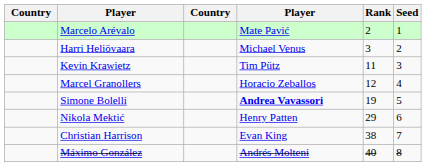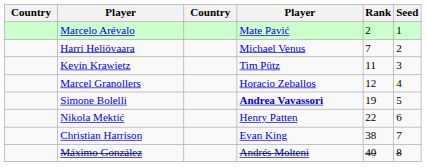(368, 48) 3 -> (368, 48) 7
(371, 118) 29 -> (371, 118) 22
